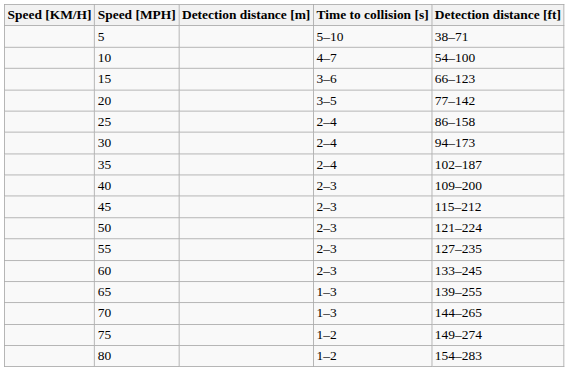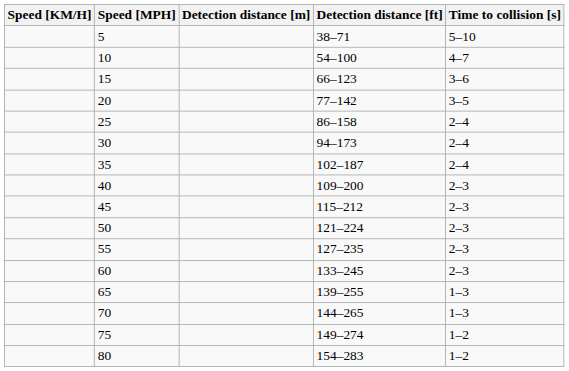columns swapped: (498, 15) <-> (373, 15)
